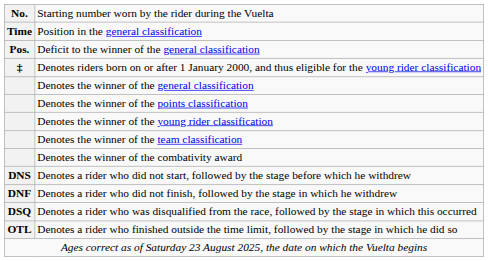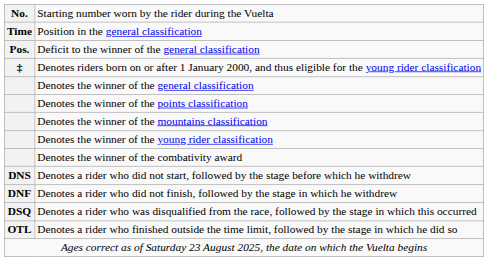+ row: (152, 121)
- row: (140, 139)
